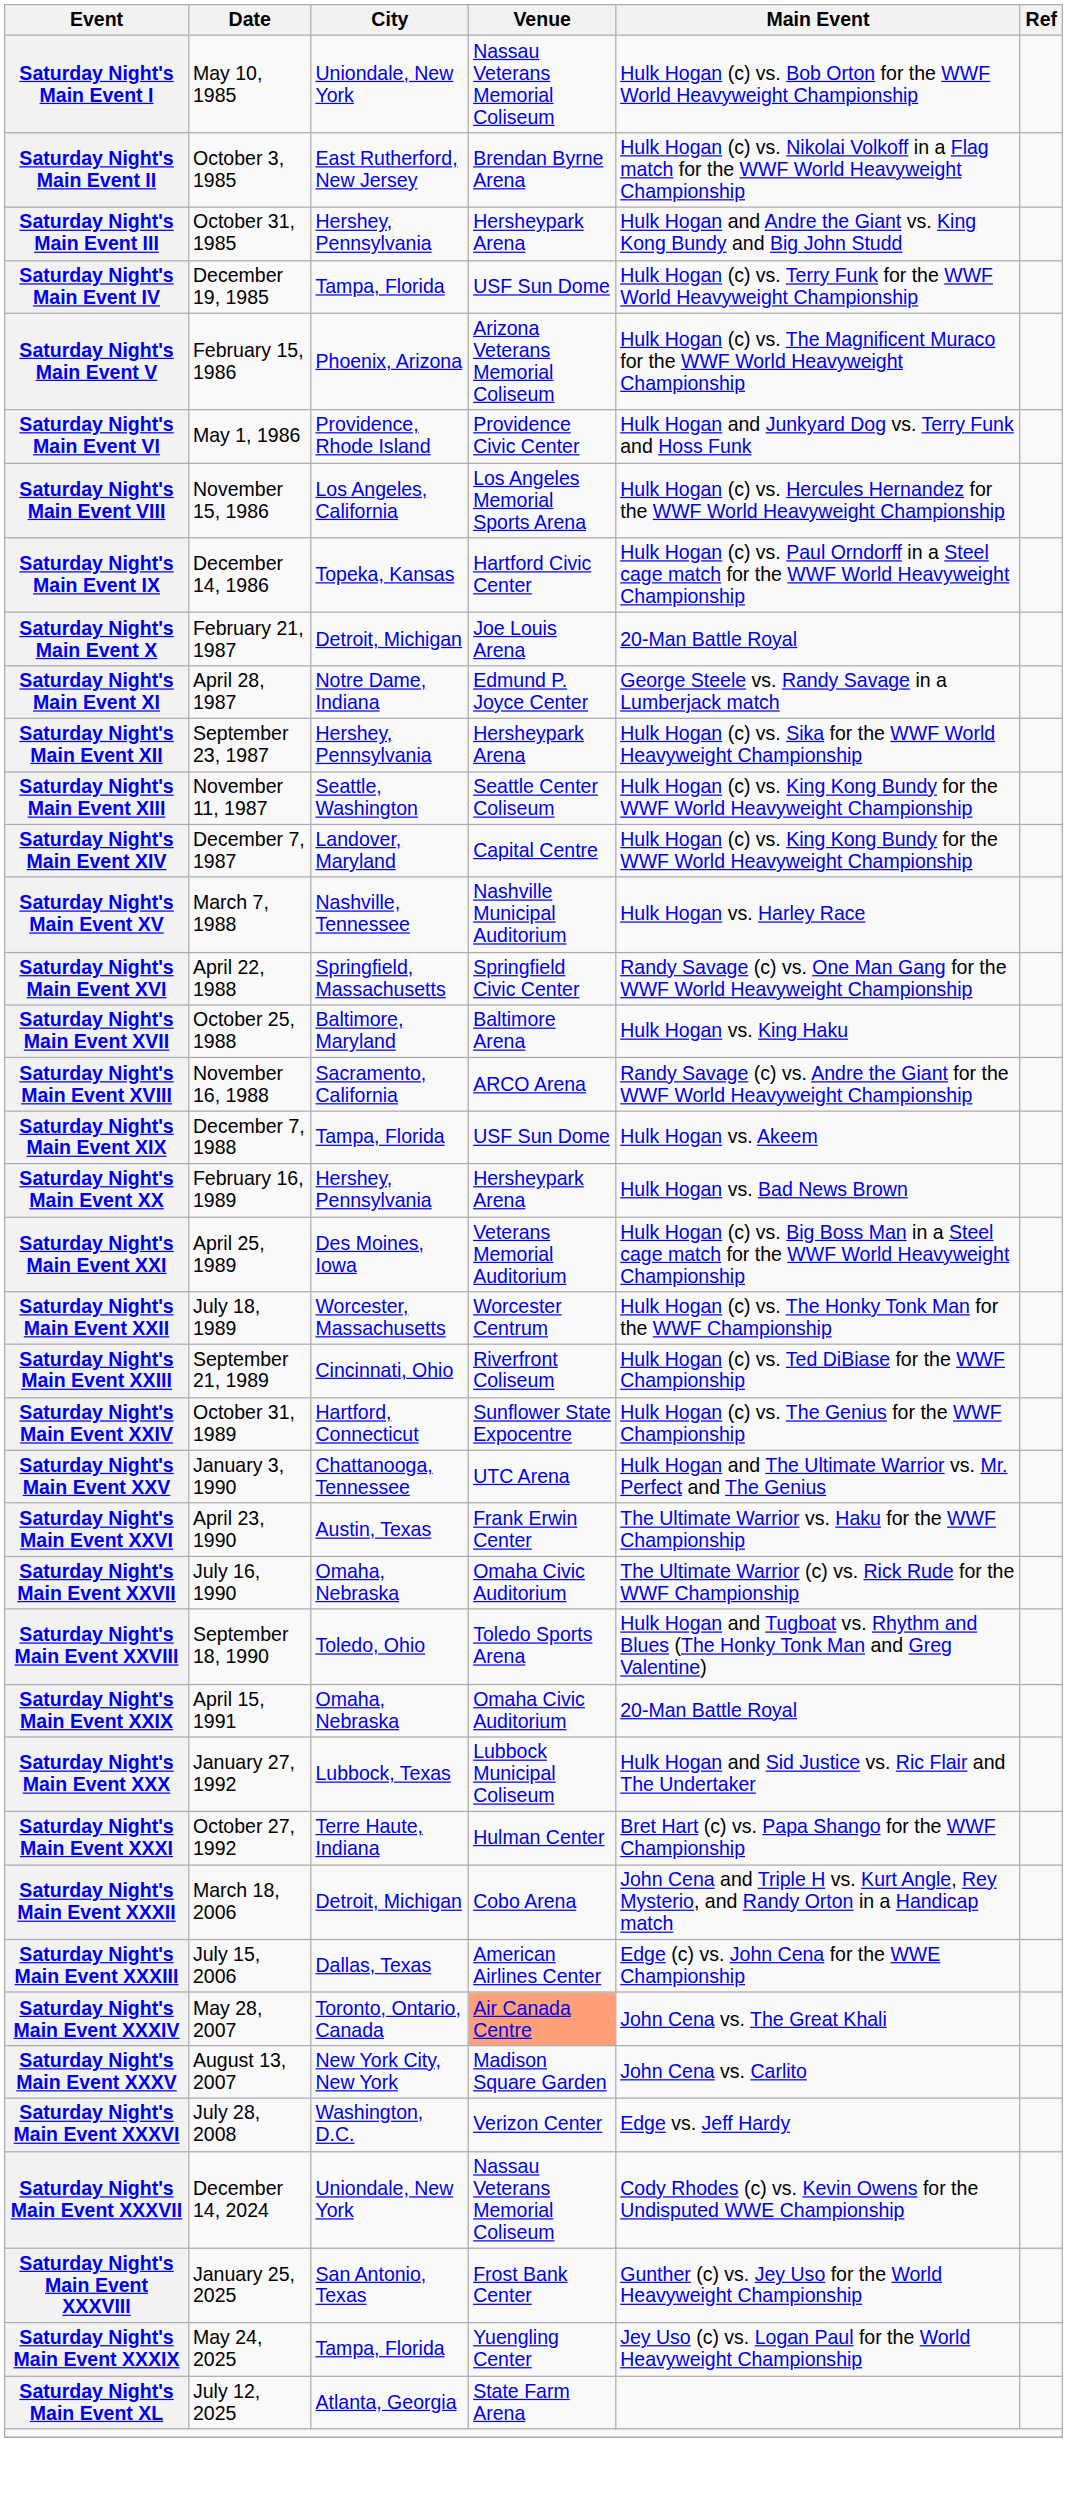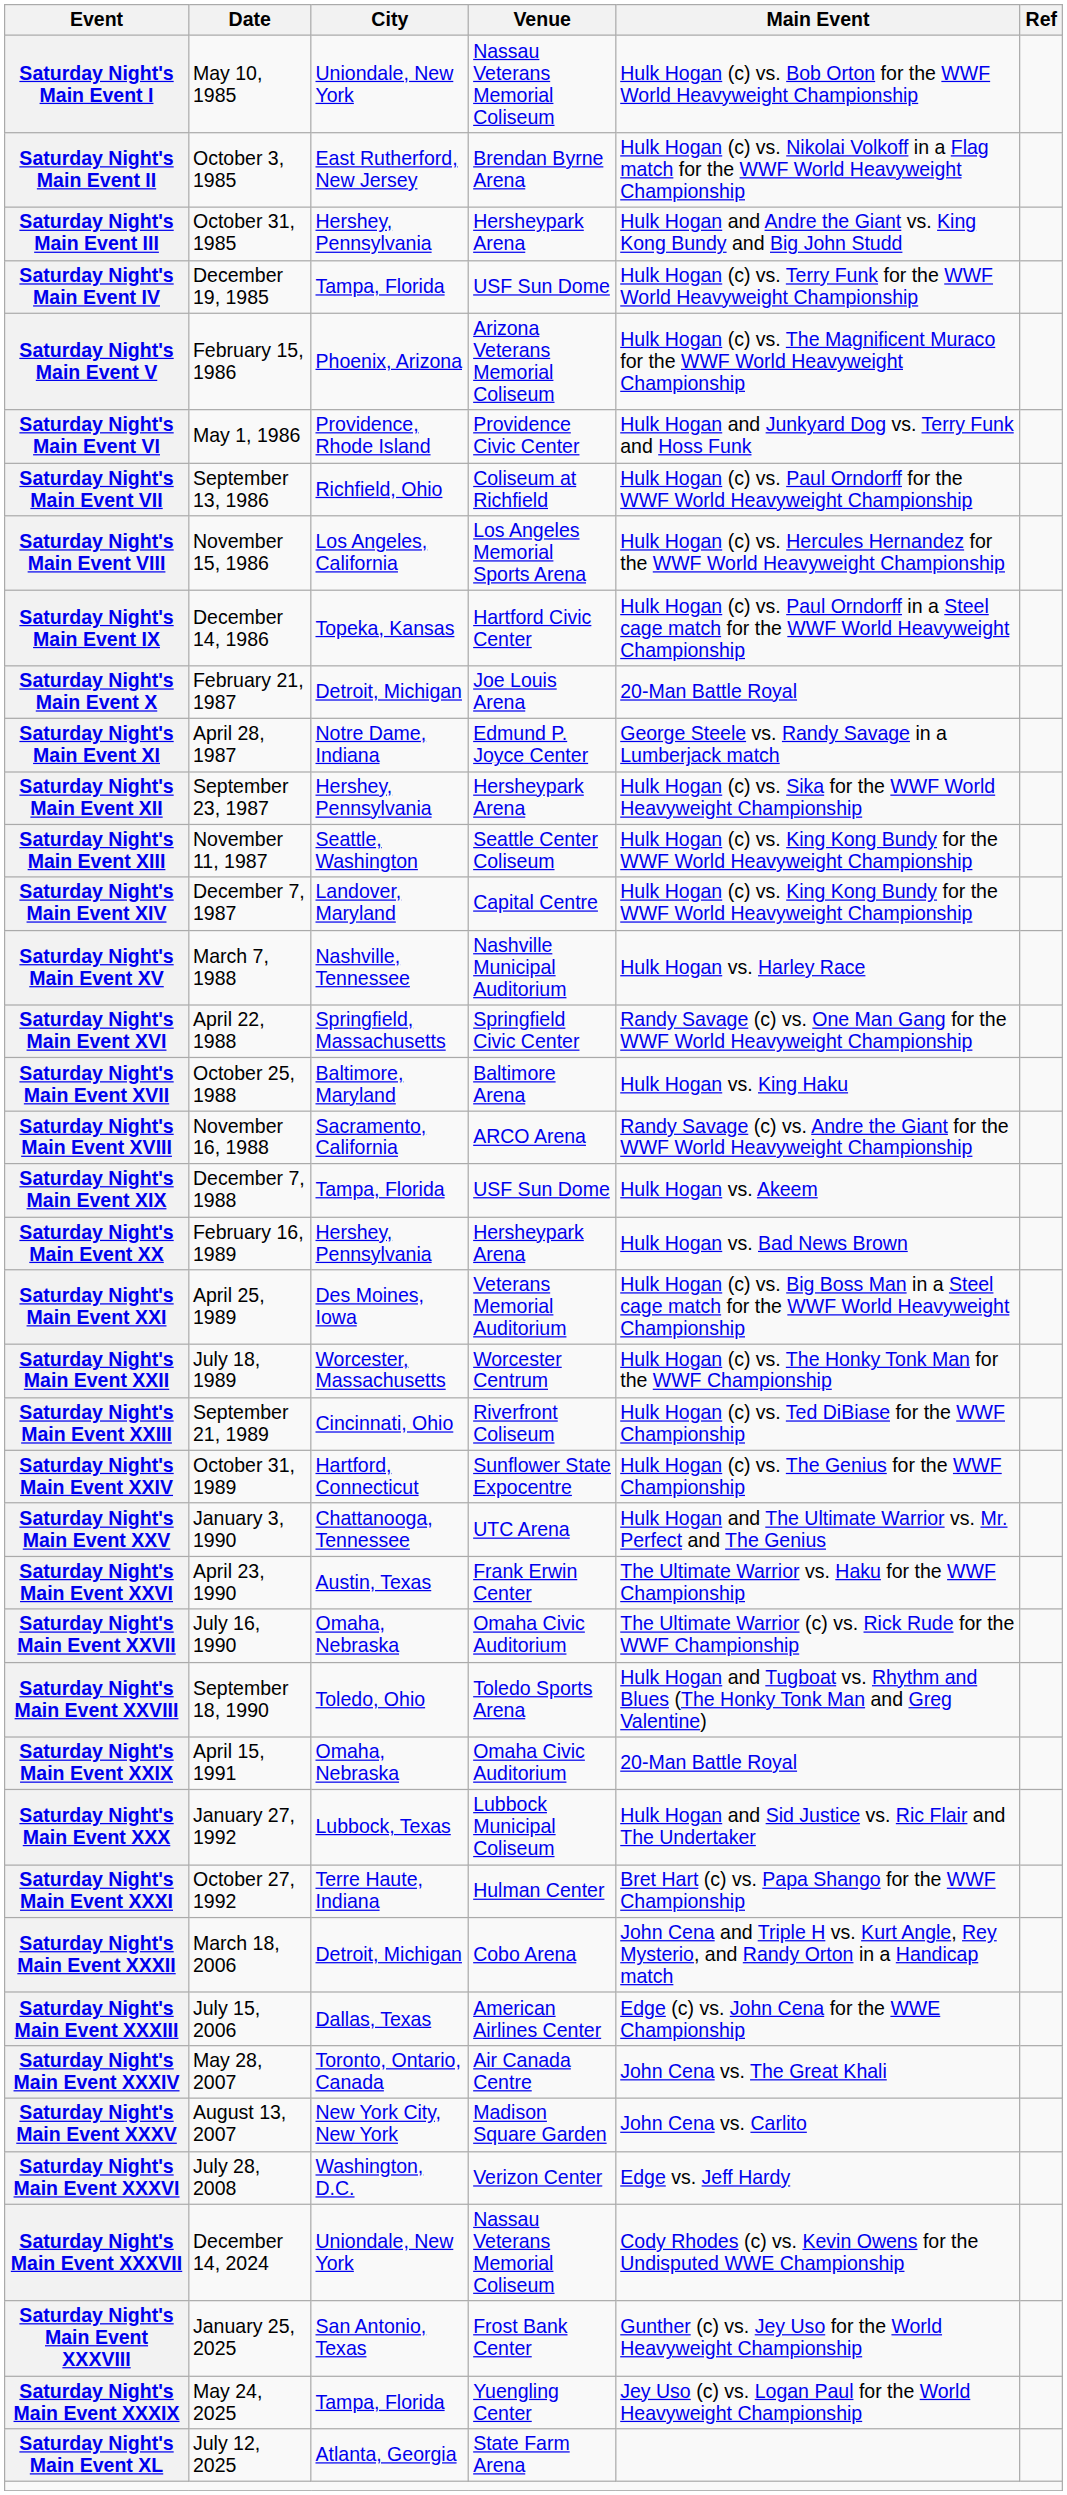+ row: (97, 489)
(522, 2018) lightsalmon background -> (522, 2071) no background
